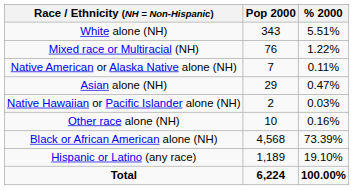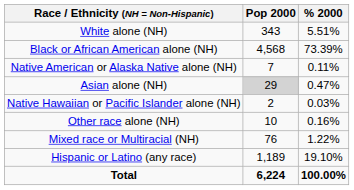rows swapped: (124, 139) <-> (124, 49)
(271, 85) no background -> (271, 85) lightgrey background
